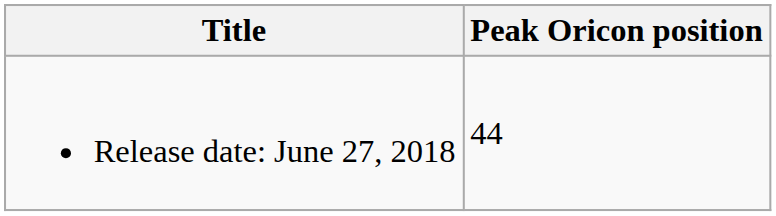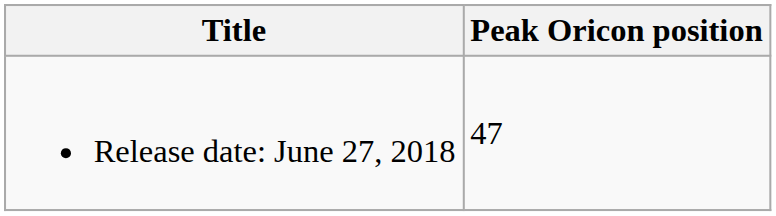(487, 132) 44 -> (487, 132) 47
